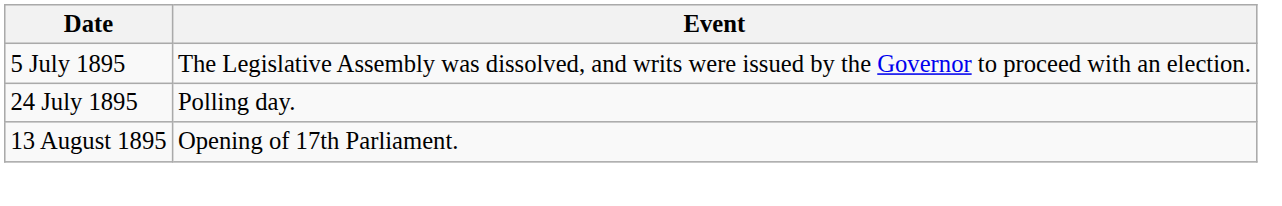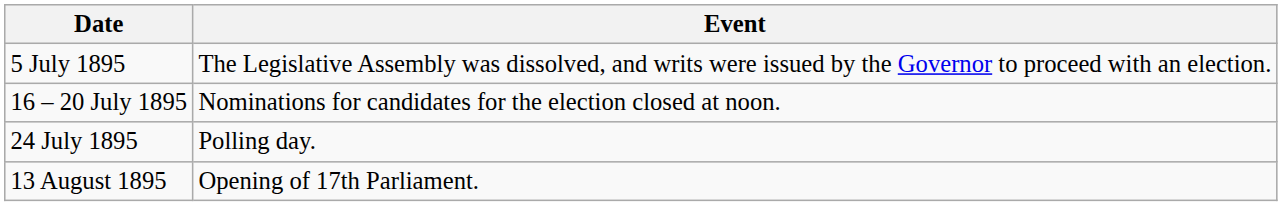+ row: (99, 102)
